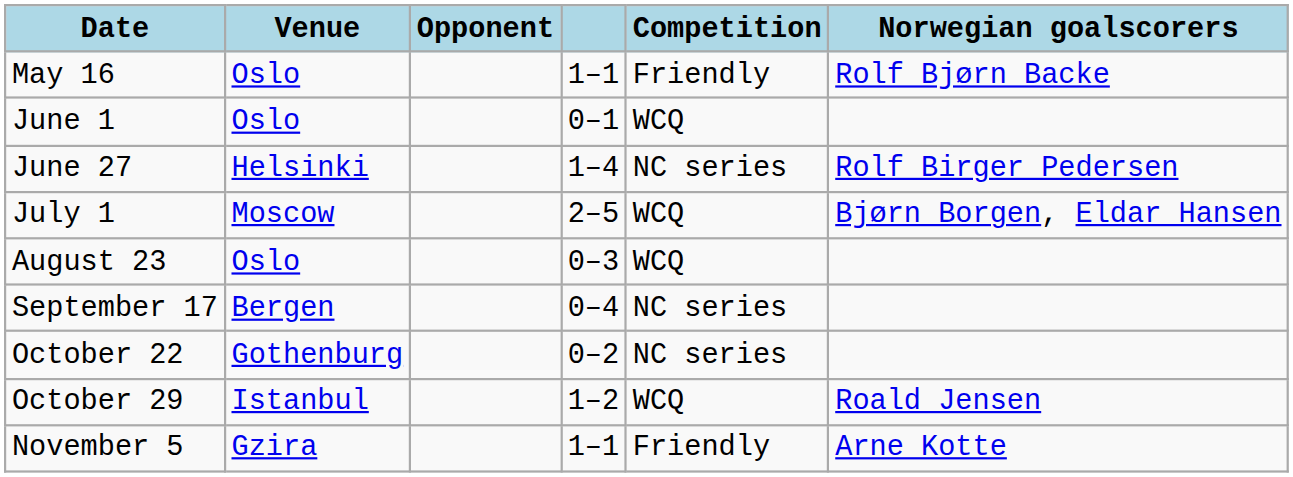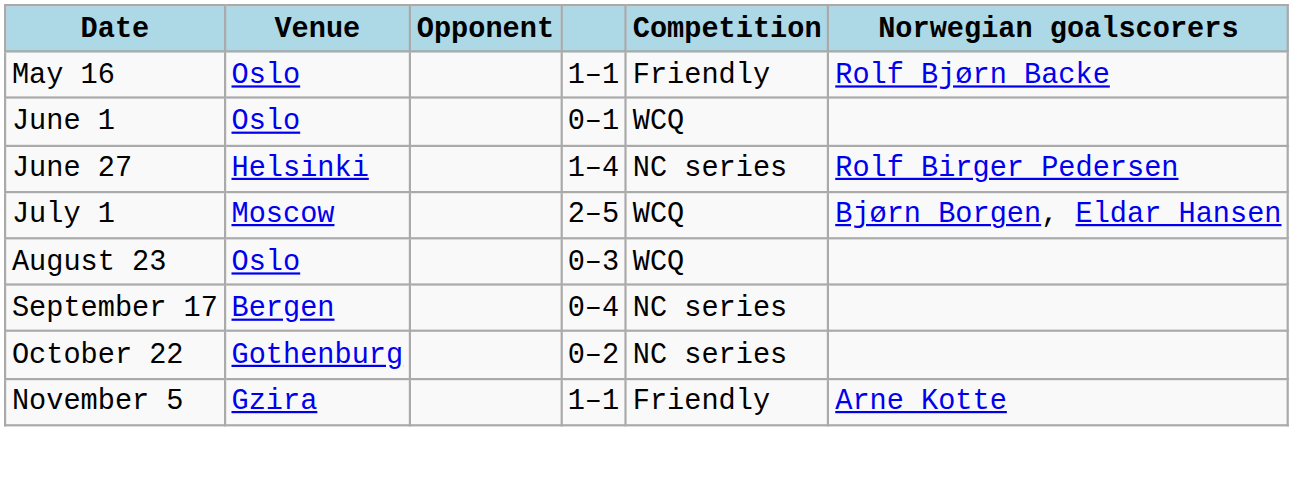- row: (98, 401)
